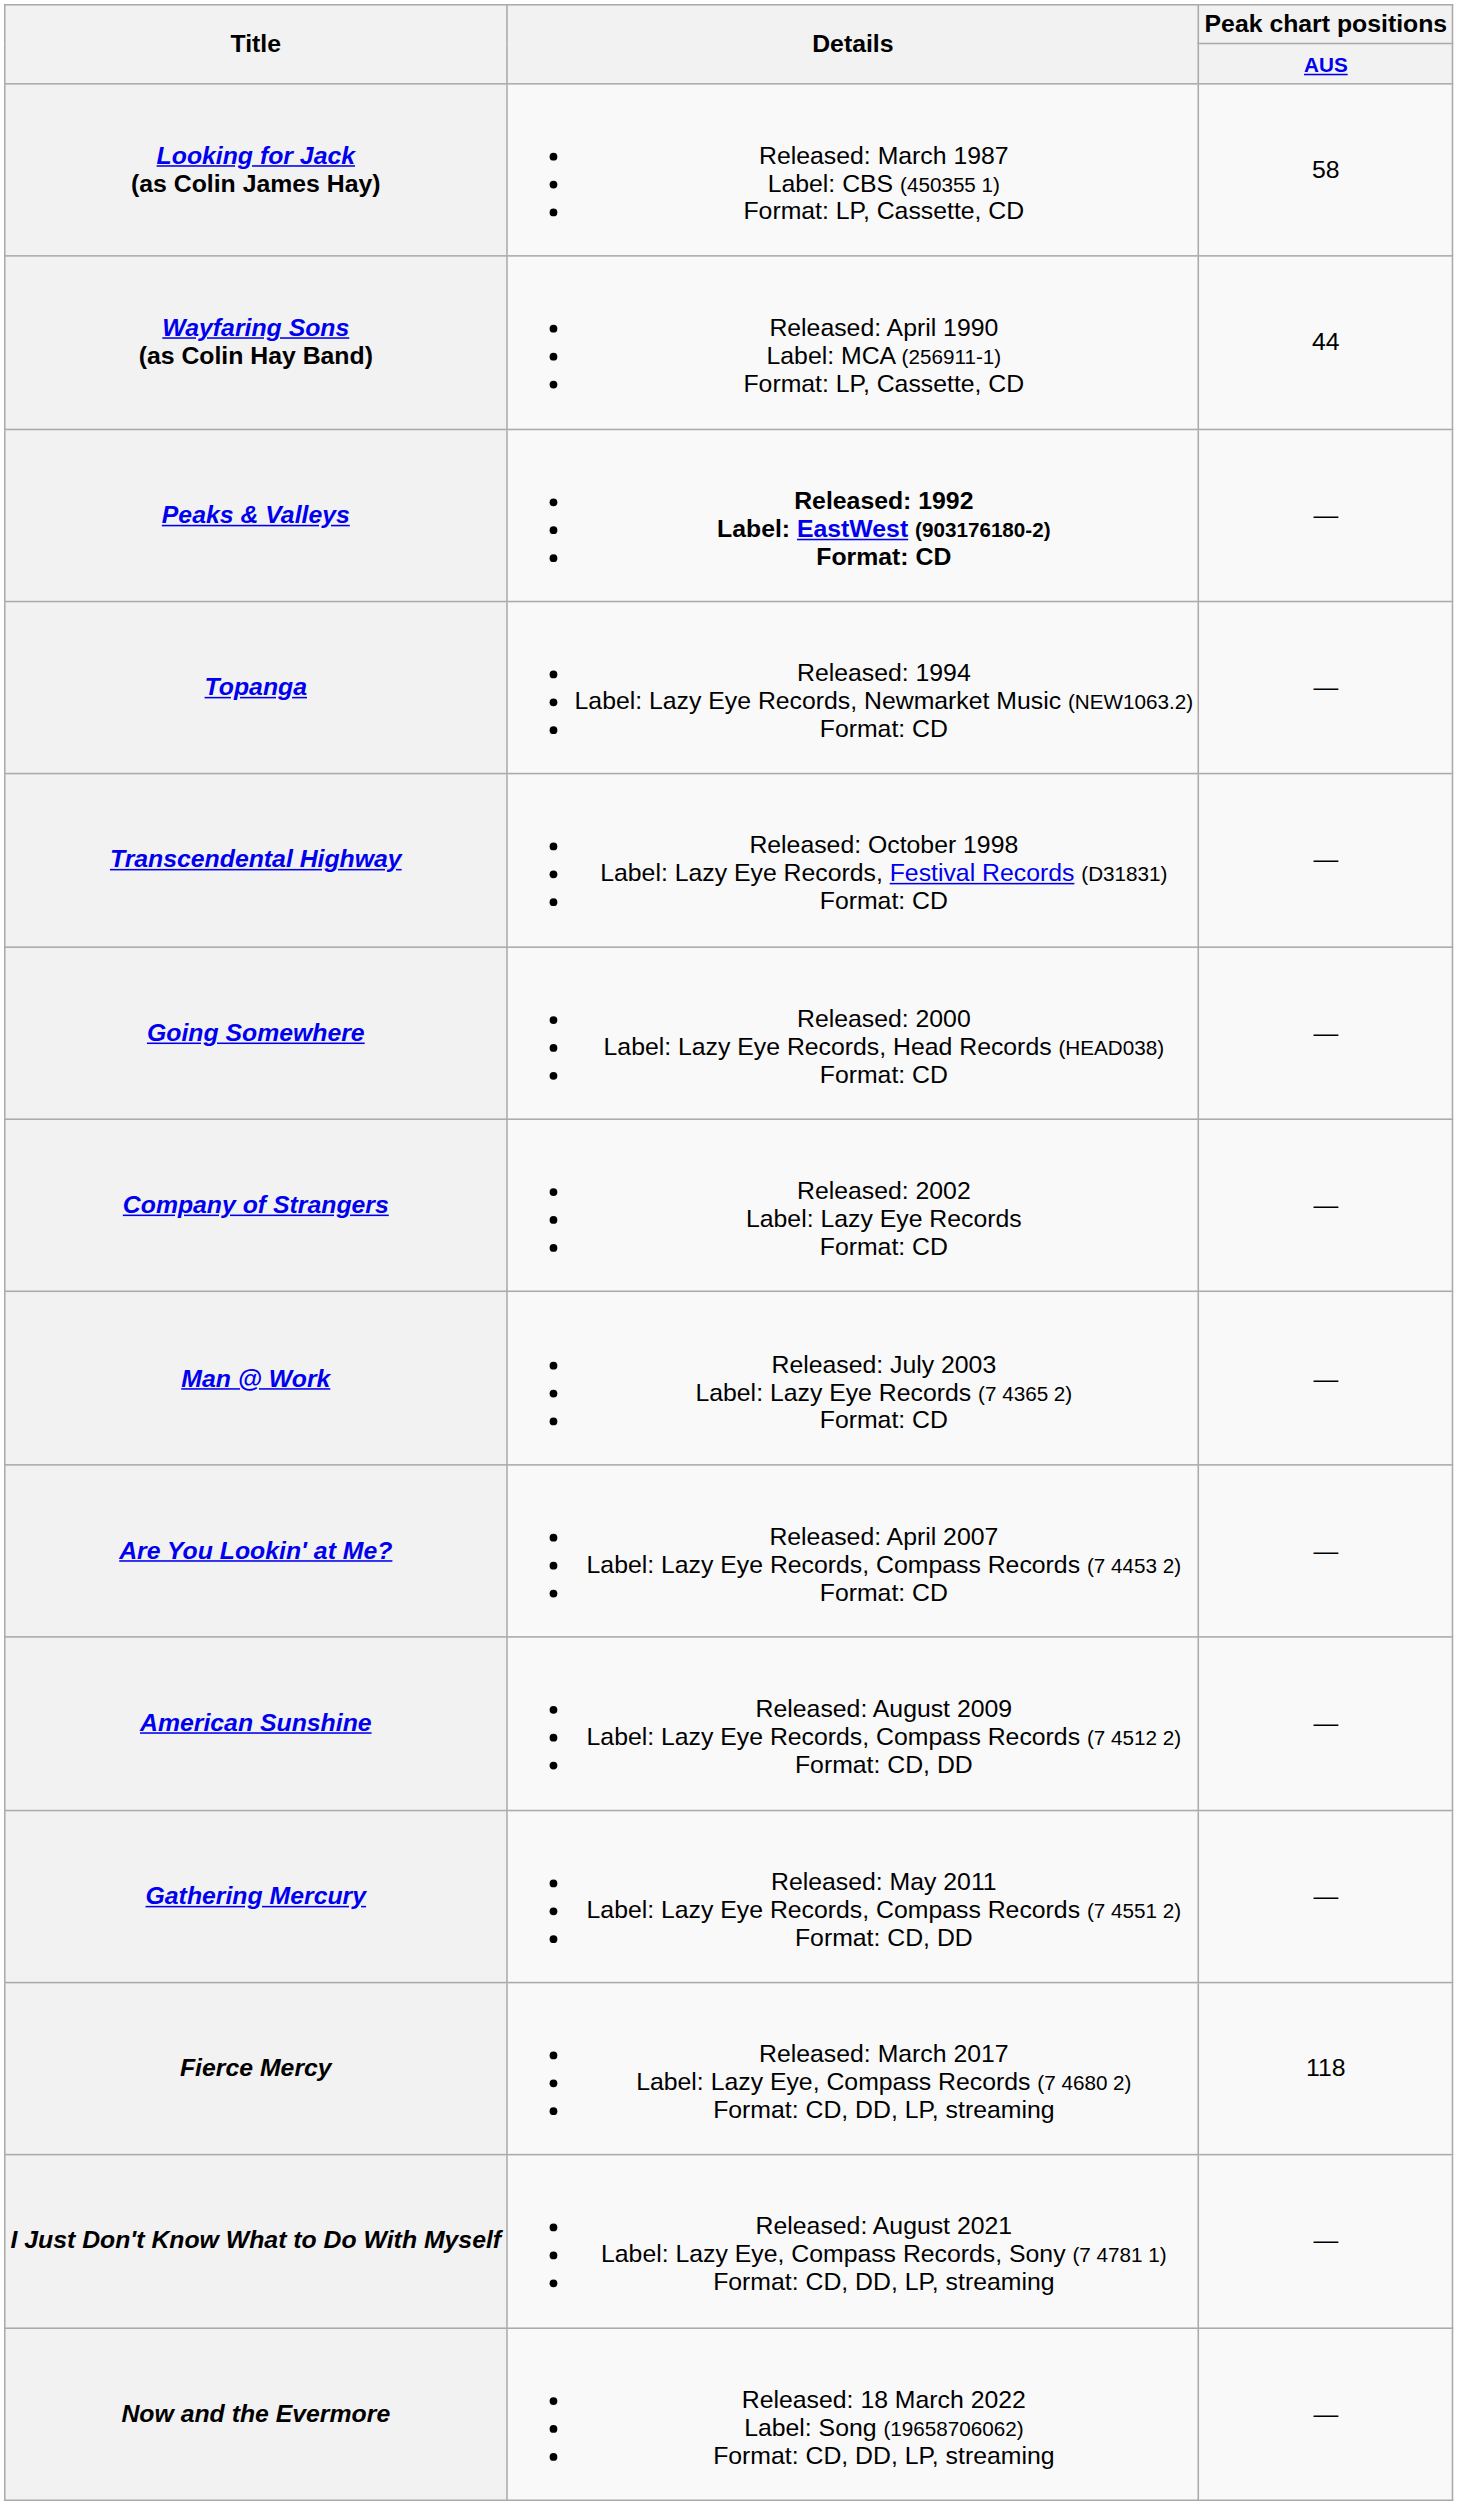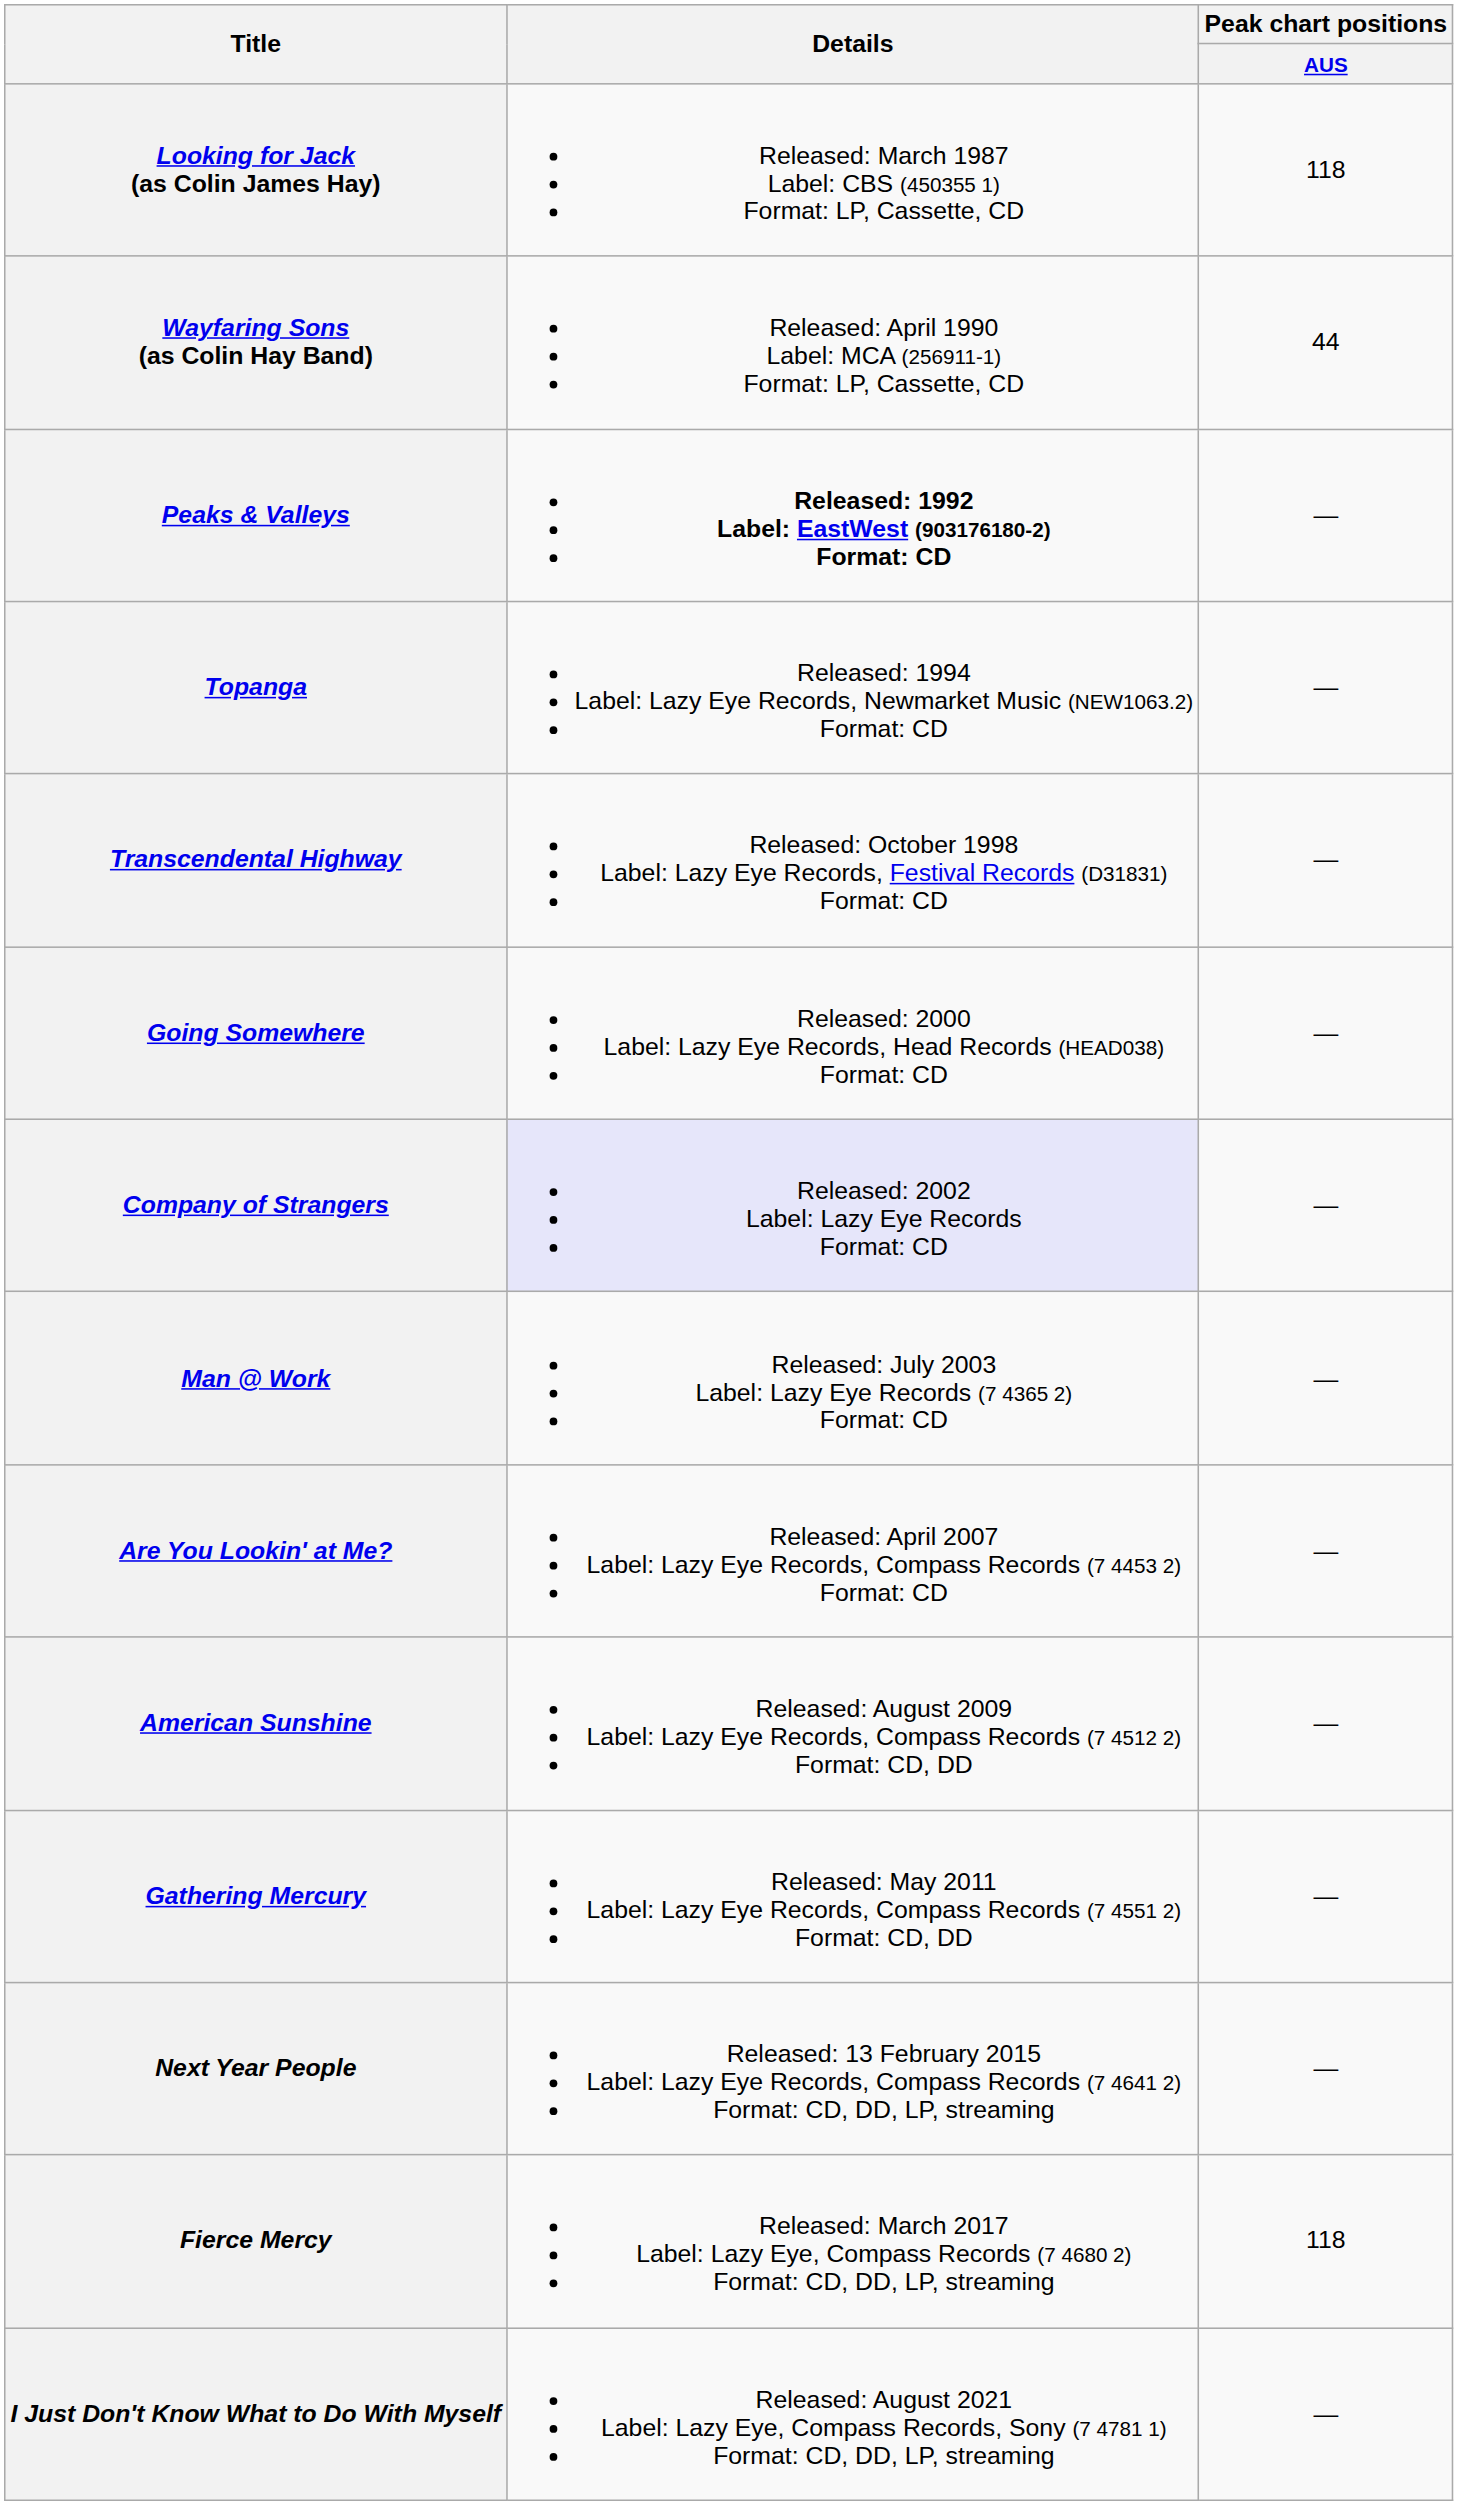(1326, 169) 58 -> (1326, 169) 118
(853, 1219) no background -> (853, 1219) lavender background
+ row: (256, 2068)
- row: (256, 2413)
